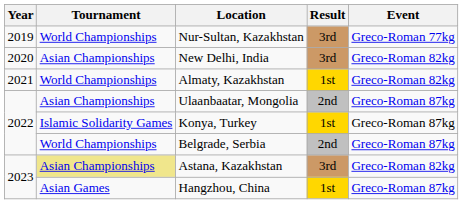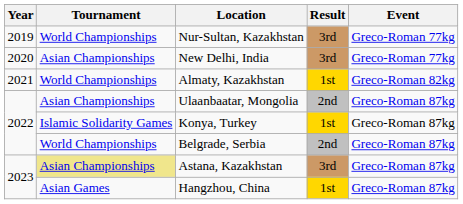(403, 58) Greco-Roman 82kg -> (403, 58) Greco-Roman 77kg
(403, 166) Greco-Roman 82kg -> (403, 166) Greco-Roman 87kg
